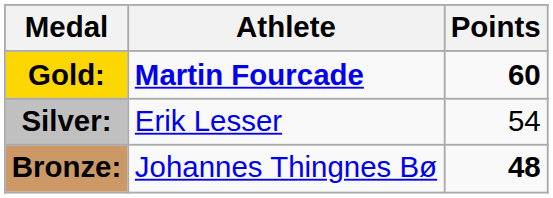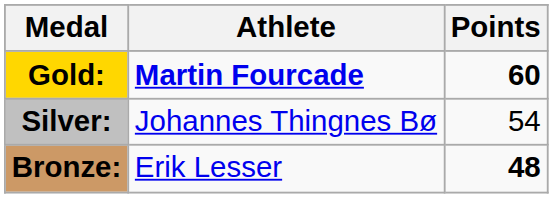(208, 121) Erik Lesser -> (286, 121) Johannes Thingnes Bø
(286, 167) Johannes Thingnes Bø -> (208, 167) Erik Lesser
